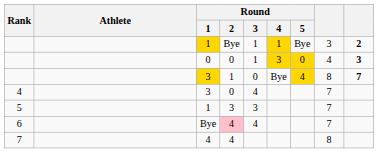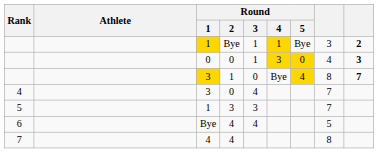(232, 124) pink background -> (232, 124) no background
(329, 124) 7 -> (329, 124) 5
